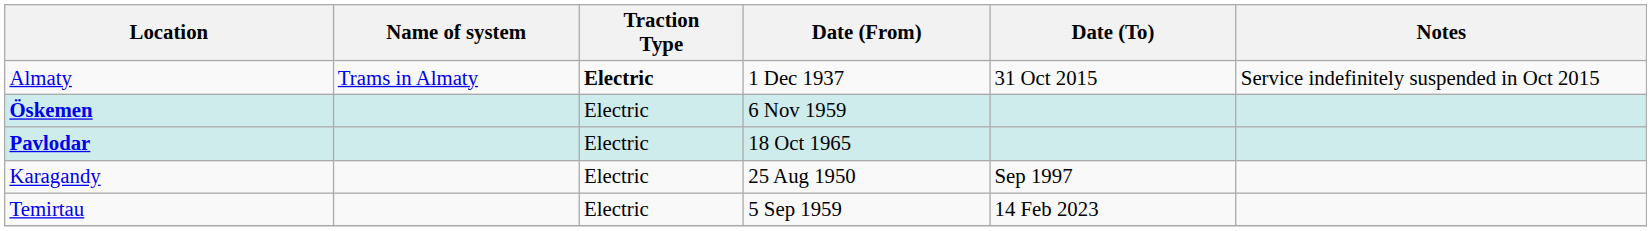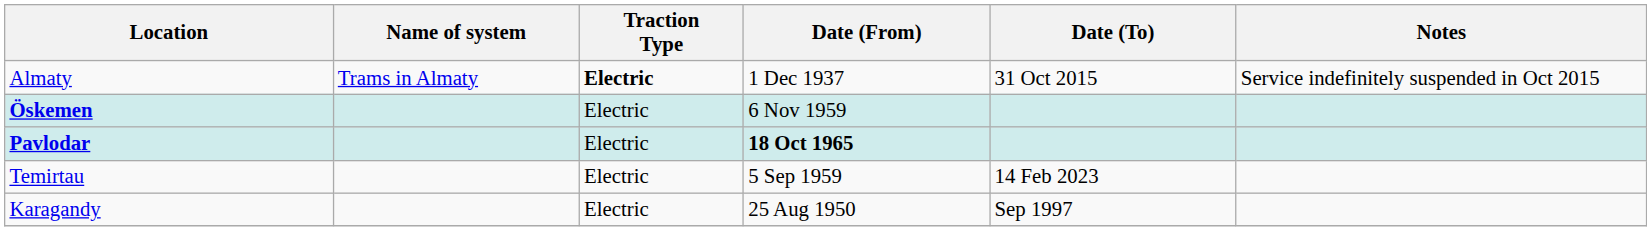(800, 143) normal -> (801, 143) bold
rows swapped: (55, 176) <-> (47, 209)
